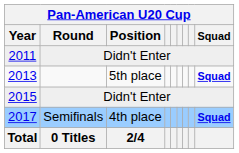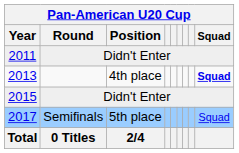(135, 76) 5th place -> (135, 76) 4th place
(135, 117) 4th place -> (135, 117) 5th place
(214, 117) bold -> (214, 118) normal
